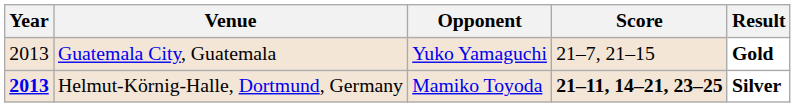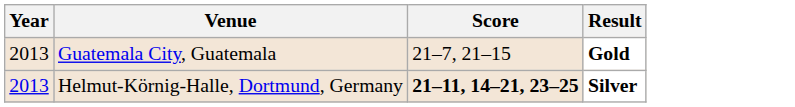- column: (480, 21)
(29, 86) bold -> (29, 86) normal
